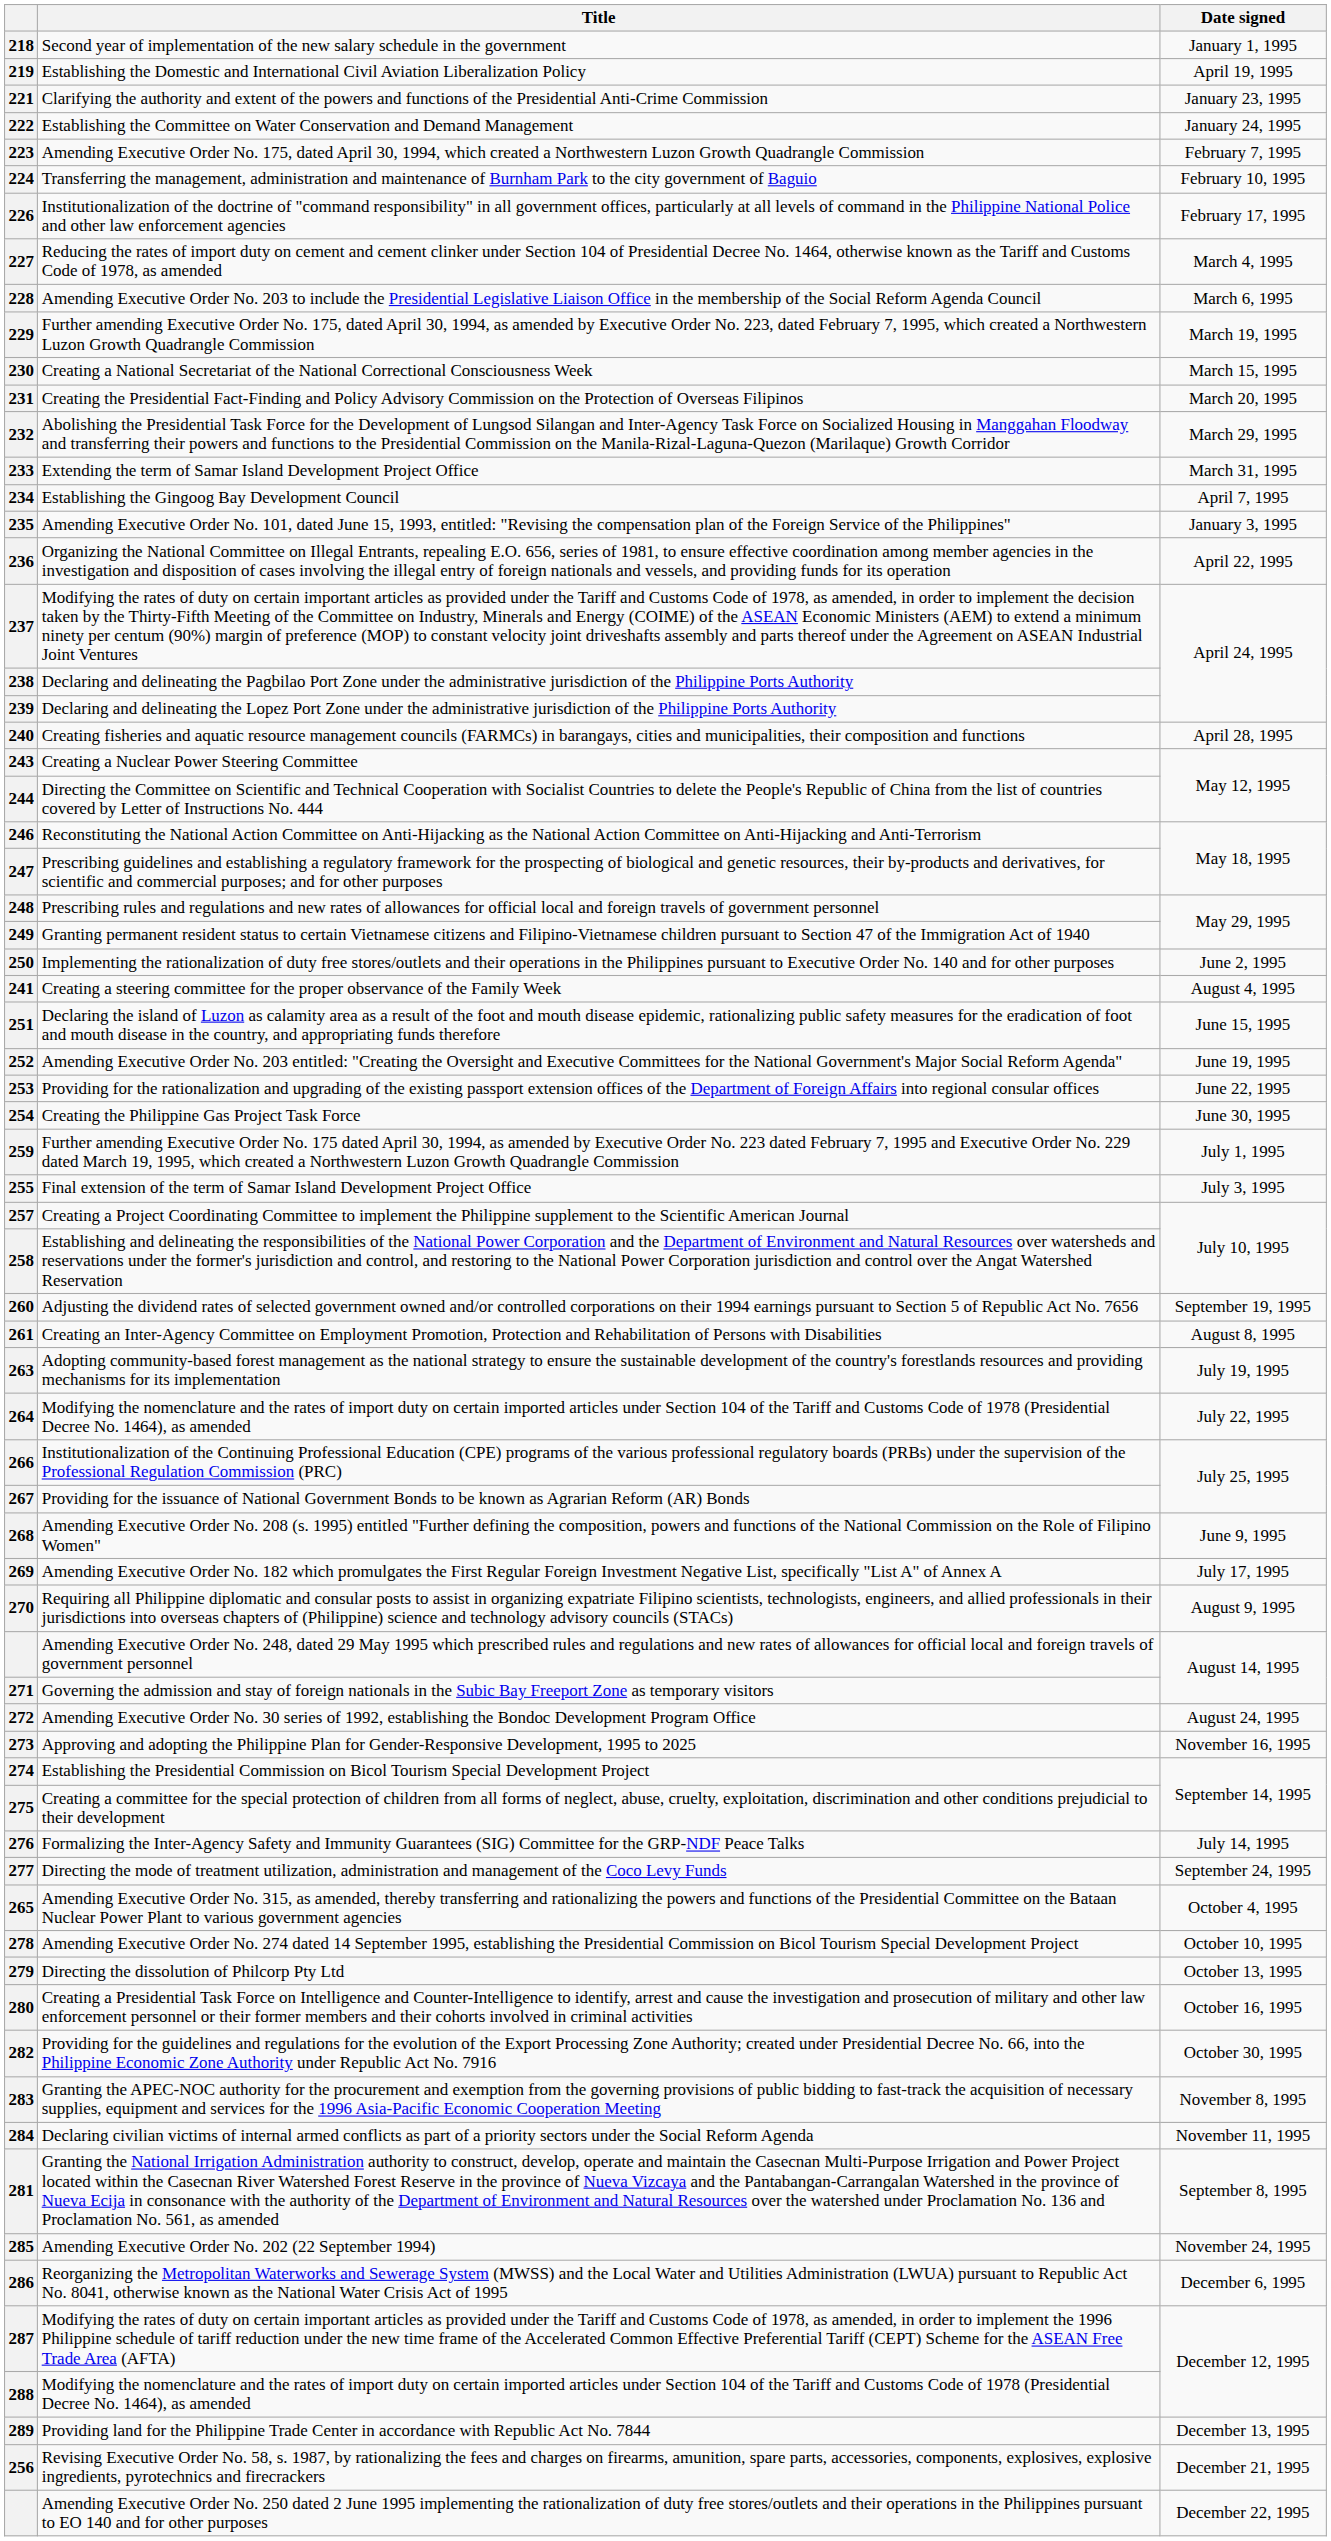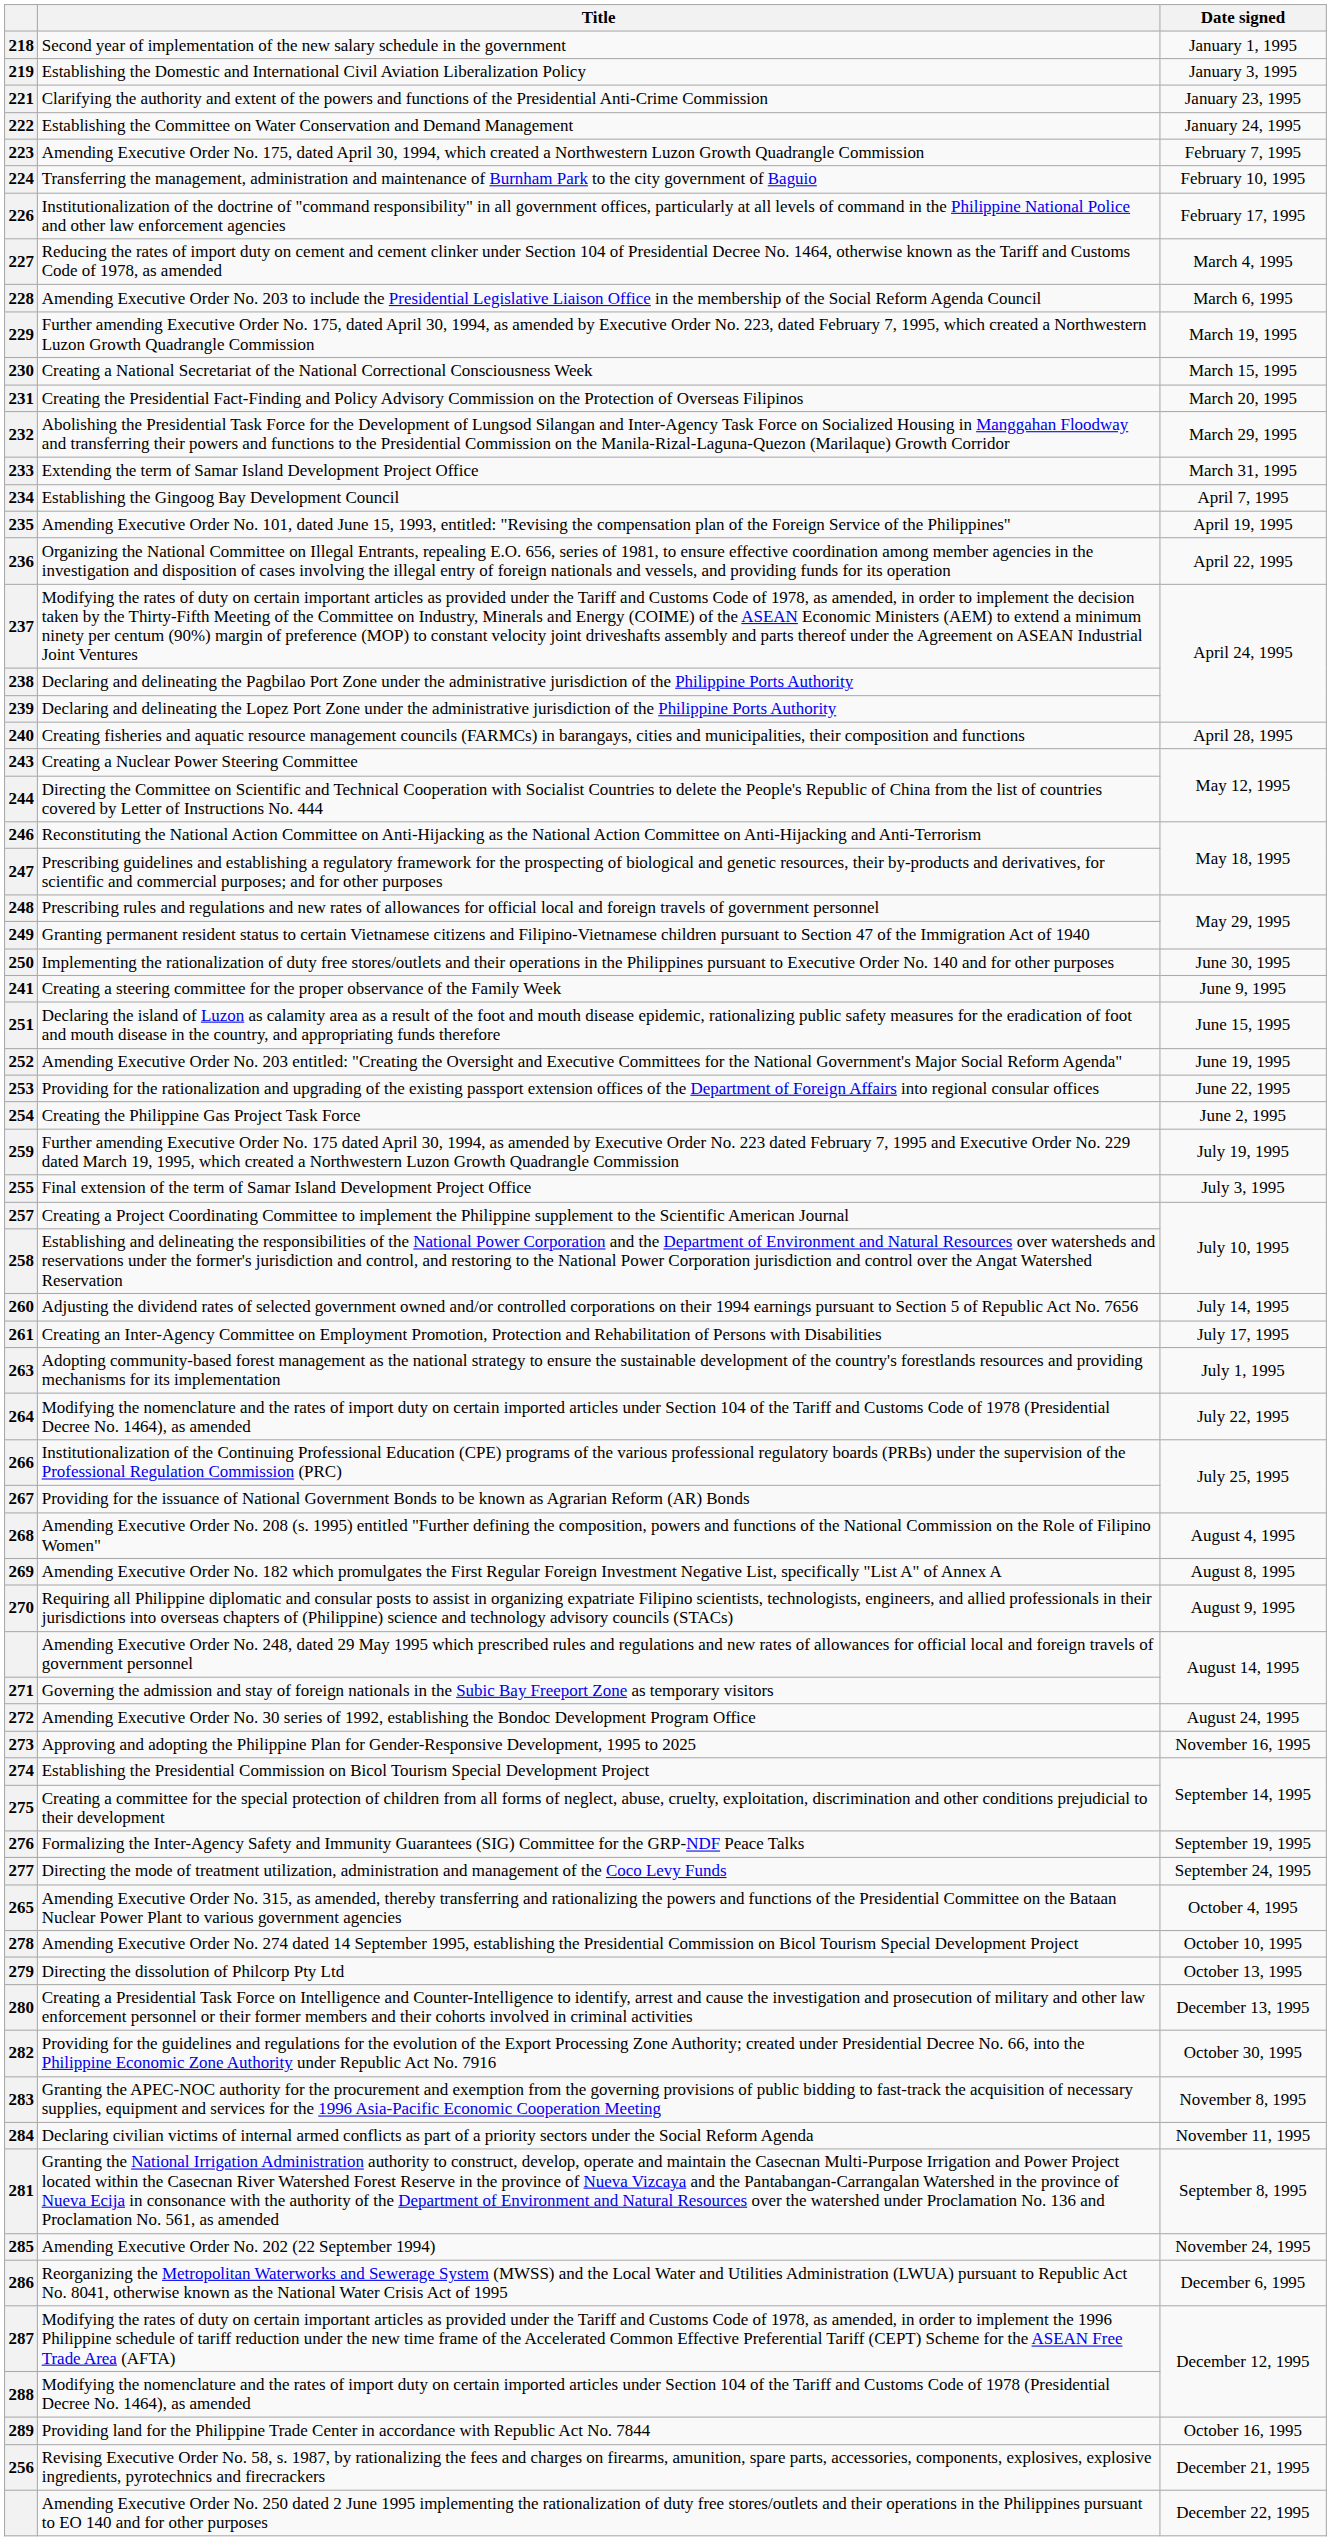(1243, 71) April 19, 1995 -> (1243, 71) January 3, 1995
(1243, 524) January 3, 1995 -> (1243, 524) April 19, 1995
(1243, 961) June 2, 1995 -> (1243, 961) June 30, 1995
(1243, 988) August 4, 1995 -> (1243, 988) June 9, 1995
(1243, 1115) June 30, 1995 -> (1243, 1115) June 2, 1995
(1243, 1151) July 1, 1995 -> (1243, 1151) July 19, 1995
(1243, 1307) September 19, 1995 -> (1243, 1307) July 14, 1995
(1243, 1334) August 8, 1995 -> (1243, 1334) July 17, 1995
(1243, 1370) July 19, 1995 -> (1243, 1370) July 1, 1995
(1243, 1535) June 9, 1995 -> (1243, 1535) August 4, 1995
(1243, 1571) July 17, 1995 -> (1243, 1571) August 8, 1995
(1243, 1844) July 14, 1995 -> (1243, 1844) September 19, 1995
(1243, 2007) October 16, 1995 -> (1243, 2007) December 13, 1995
(1243, 2430) December 13, 1995 -> (1243, 2430) October 16, 1995
